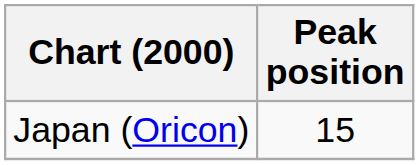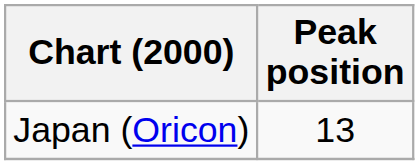(335, 129) 15 -> (335, 129) 13
